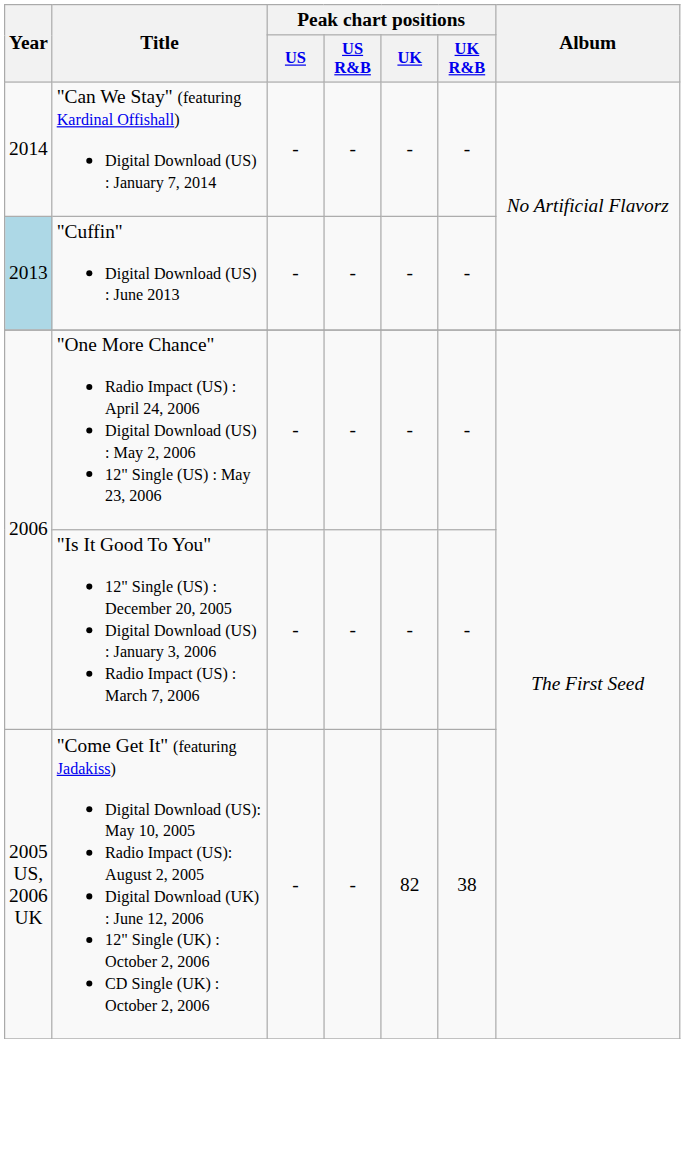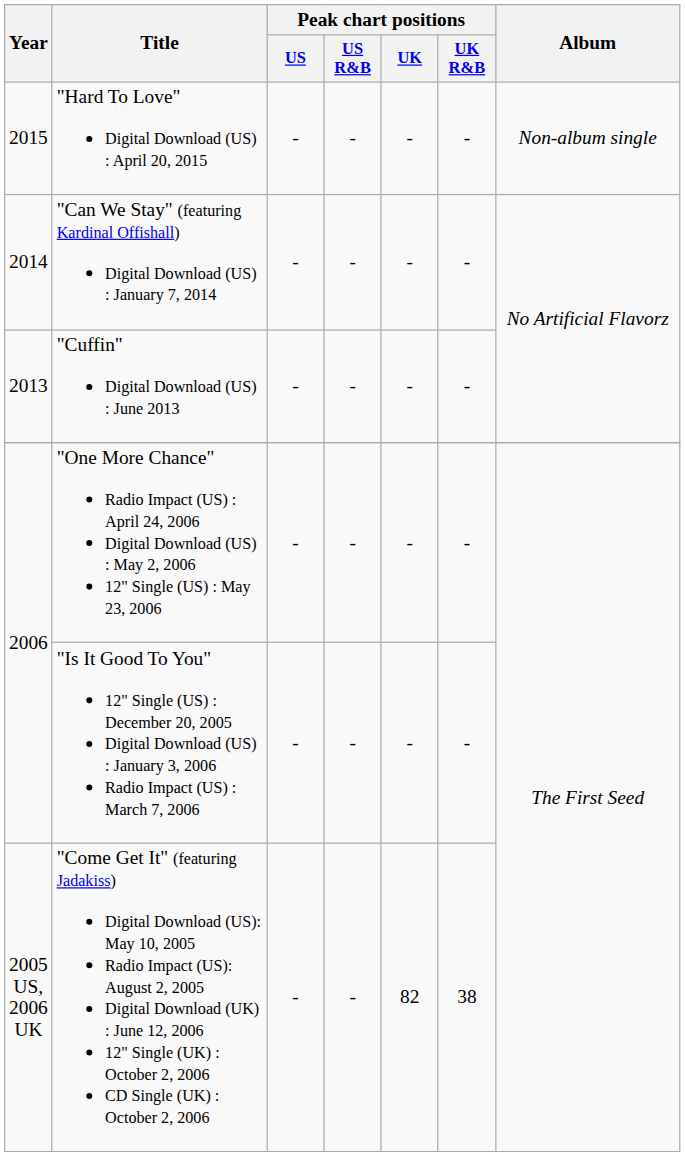+ row: (160, 129)
(28, 272) lightblue background -> (28, 385) no background
